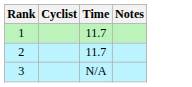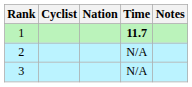+ column: (100, 14)
(96, 33) normal -> (137, 33) bold
(96, 52) 11.7 -> (137, 52) N/A
